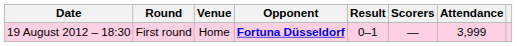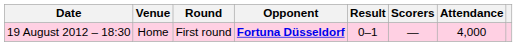columns swapped: (164, 13) <-> (214, 13)
(472, 32) 3,999 -> (472, 32) 4,000
